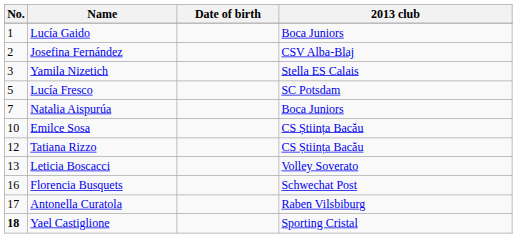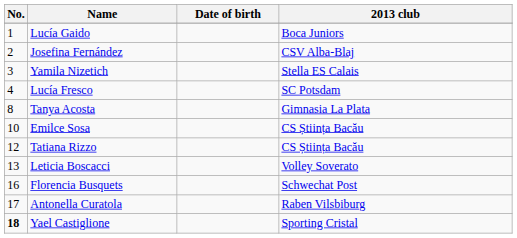(10, 90) 5 -> (10, 90) 4
- row: (71, 109)
+ row: (63, 109)
